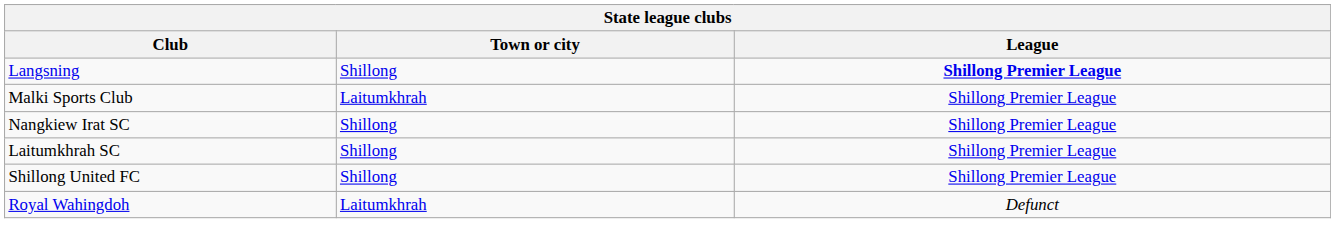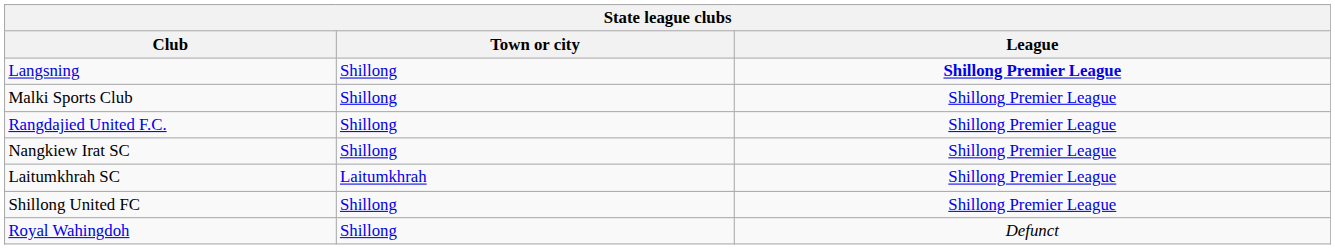(383, 97) Laitumkhrah -> (368, 97) Shillong
+ row: (88, 124)
(368, 151) Shillong -> (383, 177) Laitumkhrah
(383, 204) Laitumkhrah -> (368, 230) Shillong
